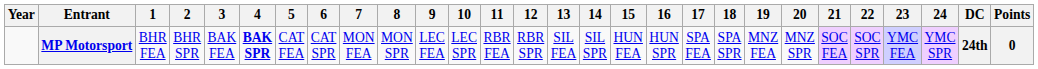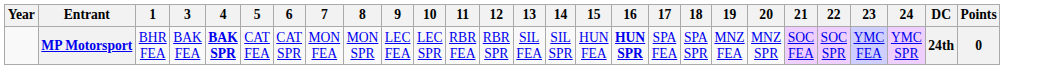- column: (187, 15)
(664, 45) normal -> (630, 45) bold
